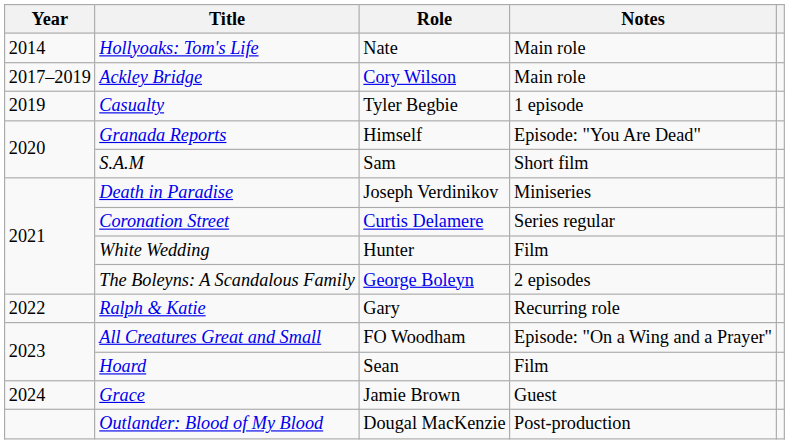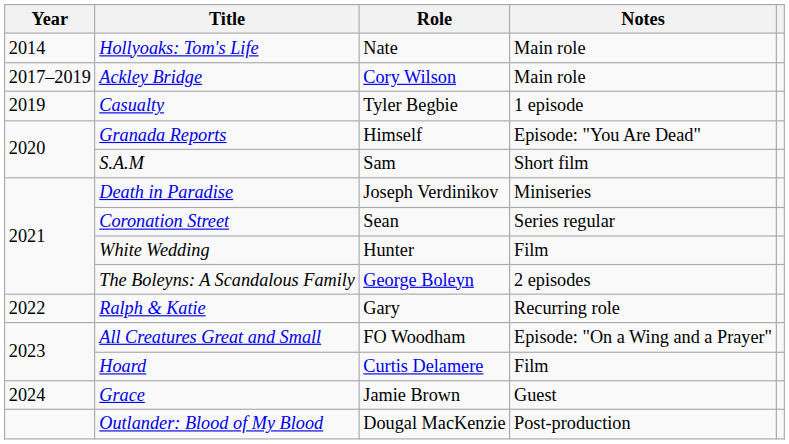(423, 221) Curtis Delamere -> (381, 221) Sean
(381, 366) Sean -> (423, 366) Curtis Delamere
